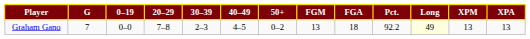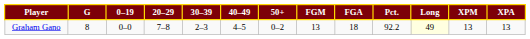(87, 27) 7 -> (87, 27) 8
